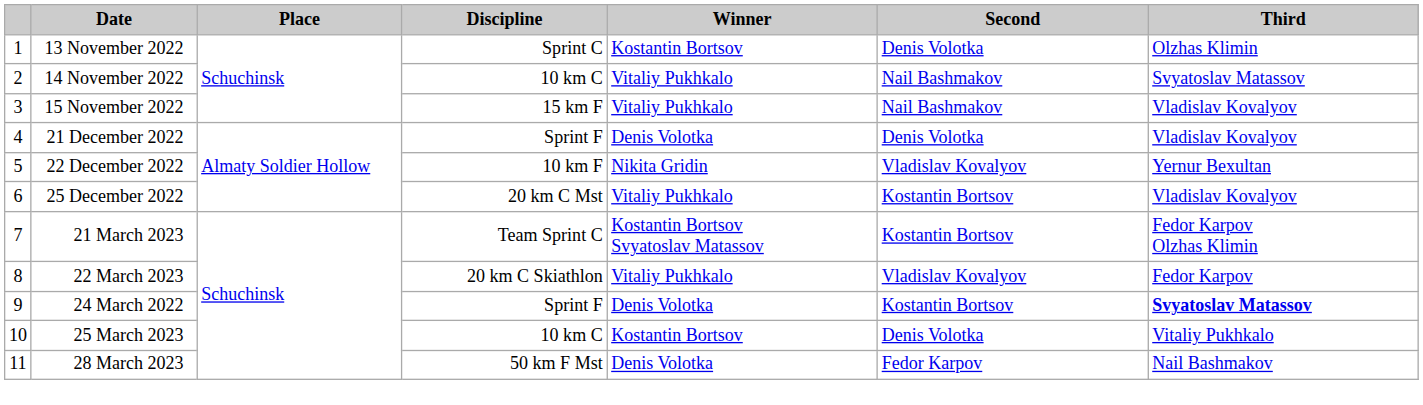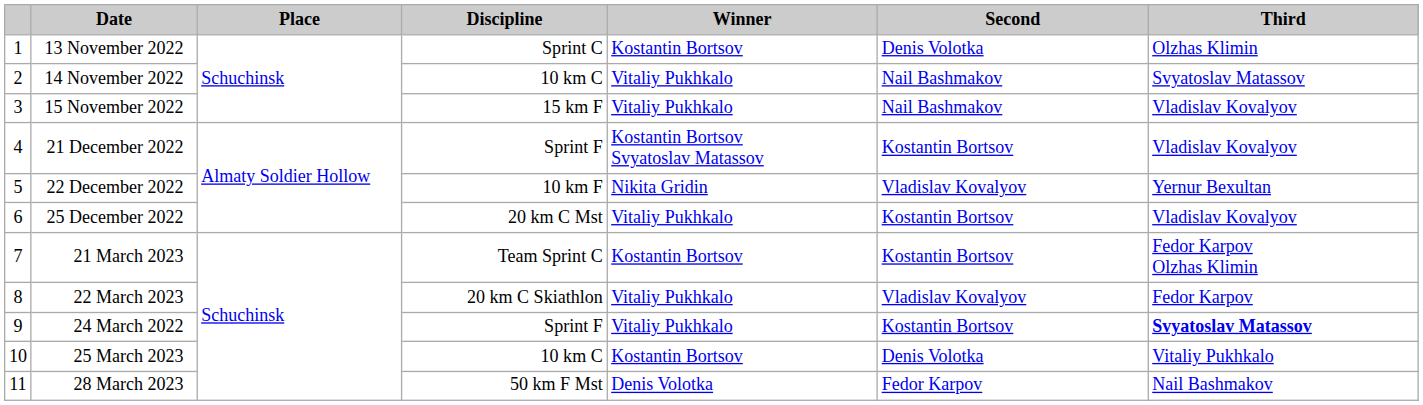(662, 136) Denis Volotka -> (687, 147) Kostantin Bortsov Svyatoslav Matassov
(933, 136) Denis Volotka -> (947, 147) Kostantin Bortsov
(687, 235) Kostantin Bortsov Svyatoslav Matassov -> (677, 256) Kostantin Bortsov
(662, 305) Denis Volotka -> (672, 326) Vitaliy Pukhkalo
